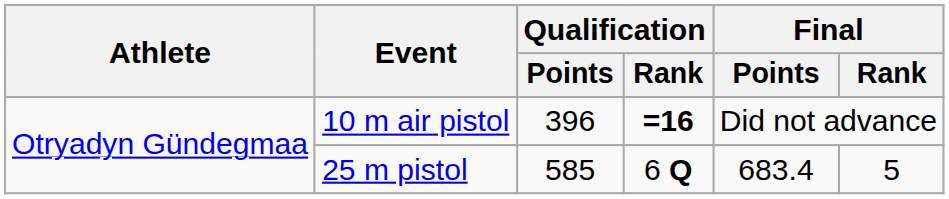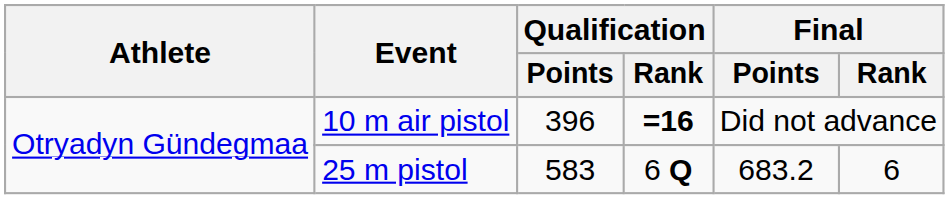(570, 169) 585 -> (570, 169) 583
(776, 169) 683.4 -> (776, 169) 683.2
(892, 169) 5 -> (892, 169) 6
